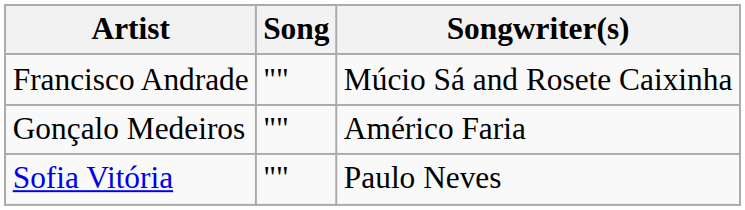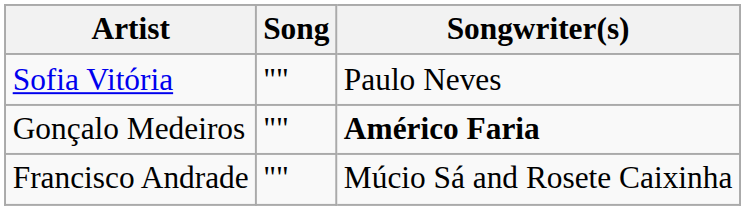rows swapped: (131, 79) <-> (93, 178)
(435, 128) normal -> (442, 128) bold
